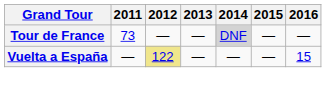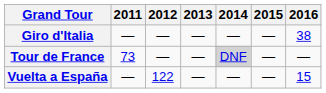+ row: (58, 35)
(163, 56) khaki background -> (163, 77) no background
